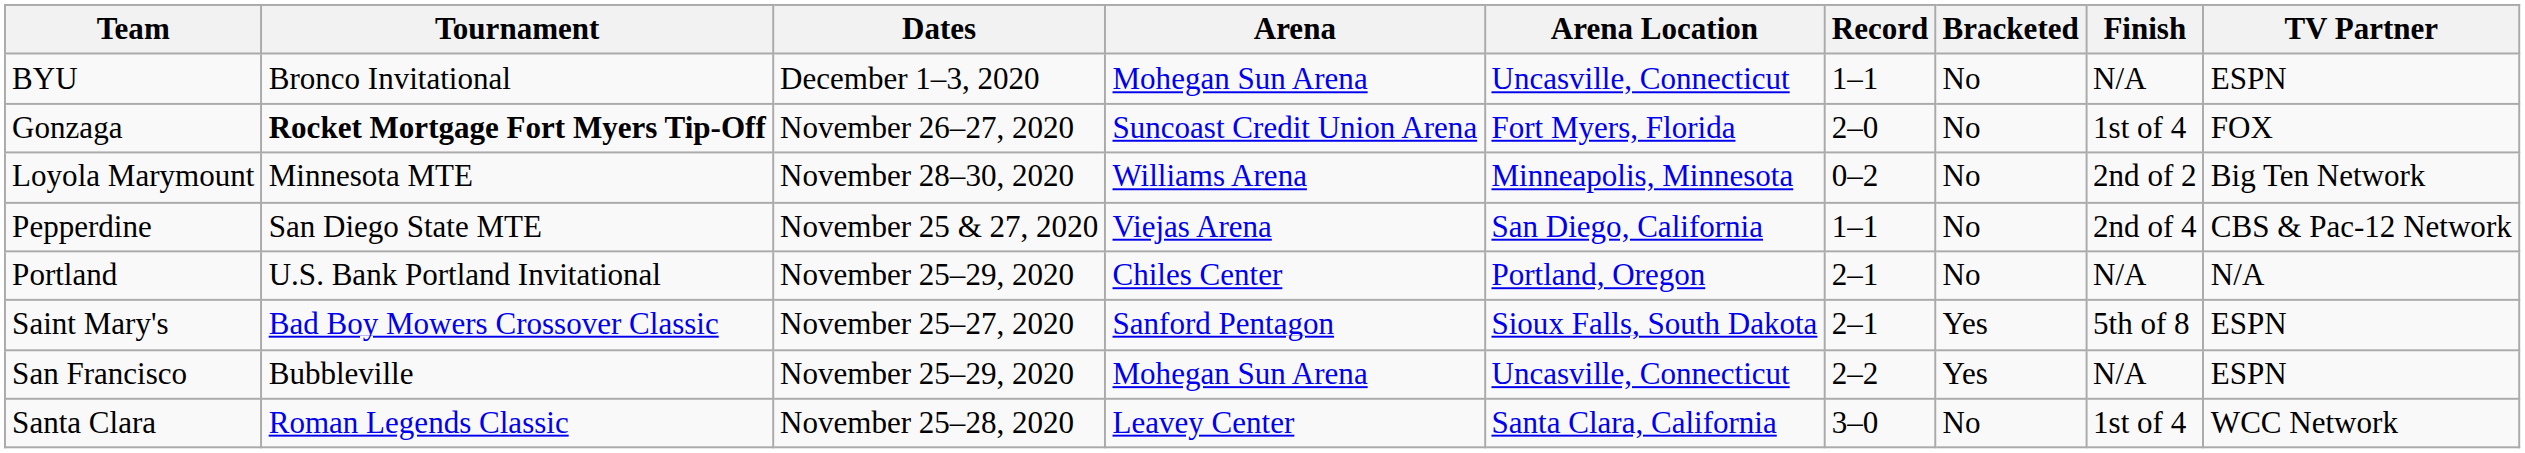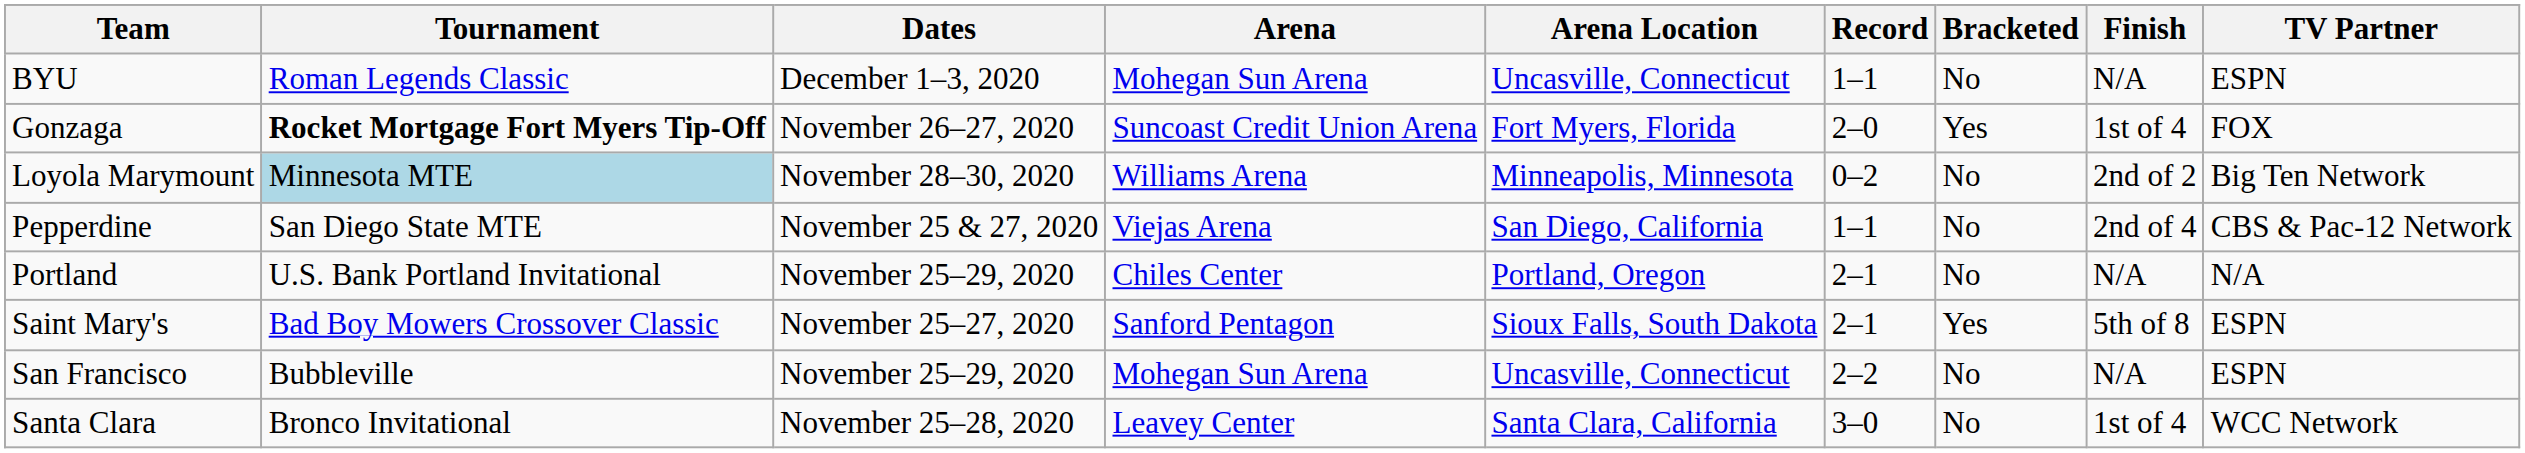(390, 78) Bronco Invitational -> (419, 78) Roman Legends Classic
(1962, 127) No -> (1965, 127) Yes
(371, 176) no background -> (371, 176) lightblue background
(1965, 373) Yes -> (1962, 373) No
(419, 422) Roman Legends Classic -> (390, 422) Bronco Invitational
